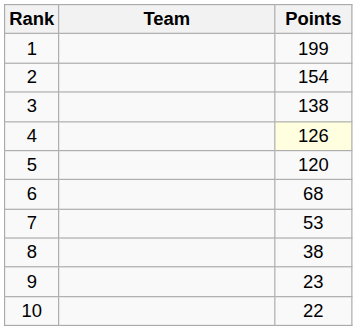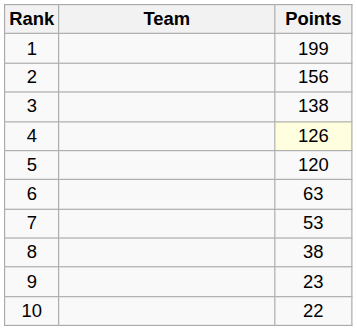(313, 77) 154 -> (313, 77) 156
(313, 194) 68 -> (313, 194) 63
